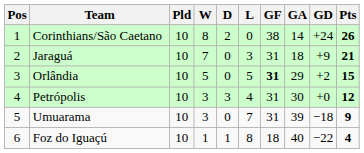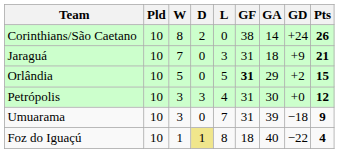- column: (17, 14)
(227, 138) no background -> (202, 138) khaki background
